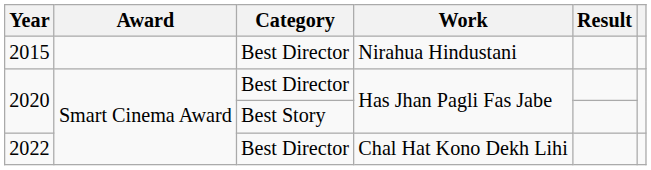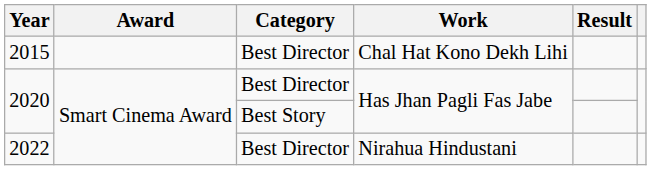(438, 52) Nirahua Hindustani -> (463, 52) Chal Hat Kono Dekh Lihi
(463, 148) Chal Hat Kono Dekh Lihi -> (438, 148) Nirahua Hindustani
